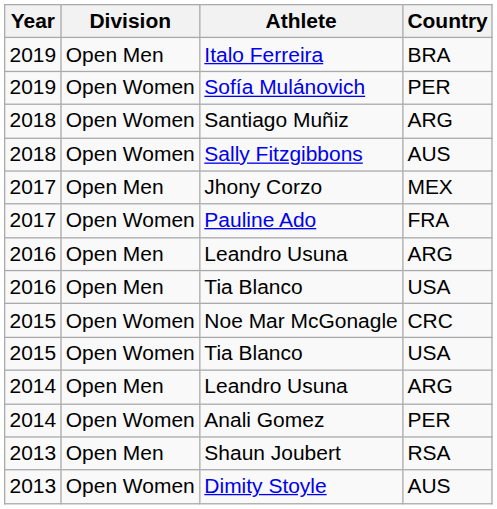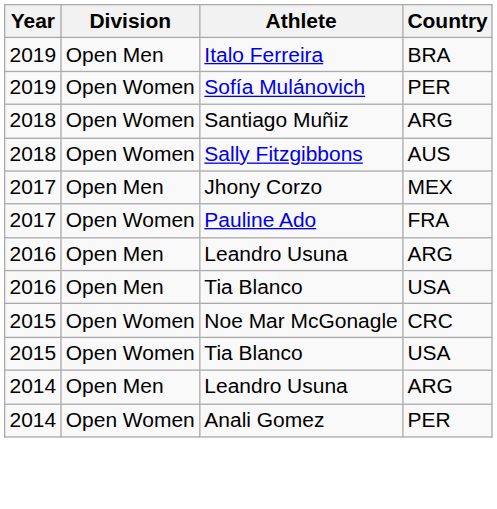- row: (33, 453)
- row: (33, 486)
